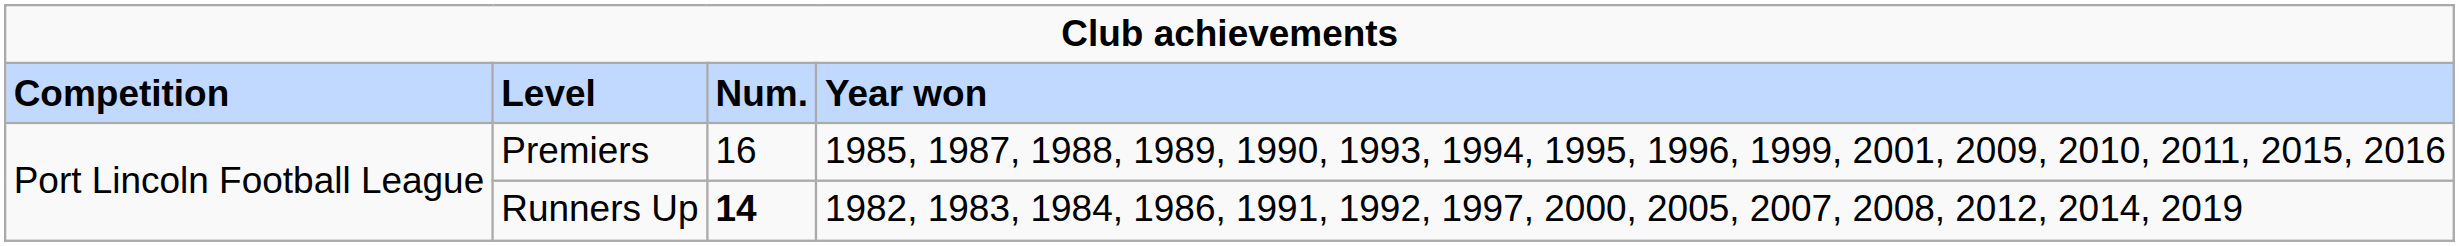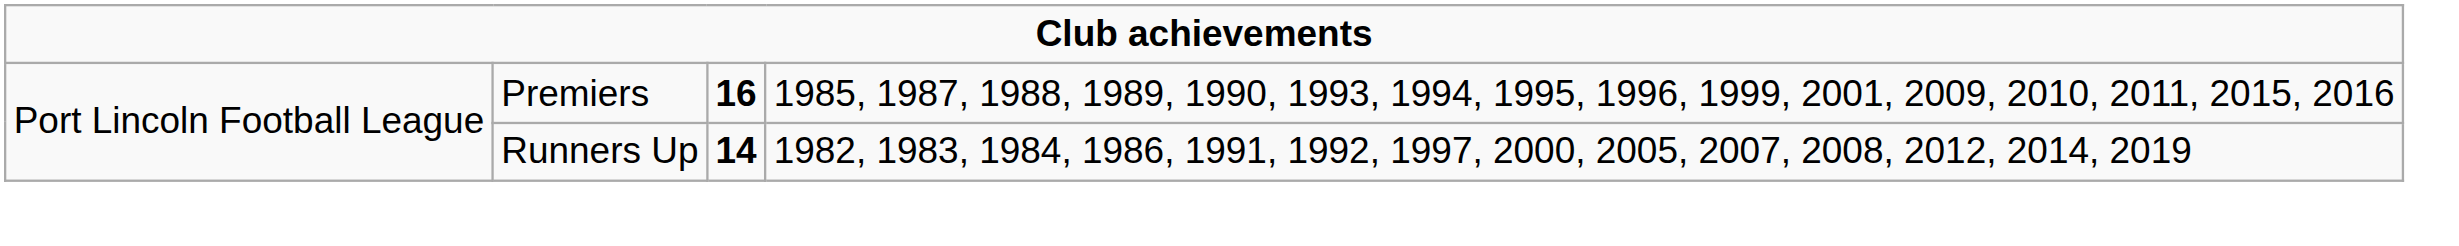- row: (549, 92)
(736, 151) normal -> (736, 92) bold
